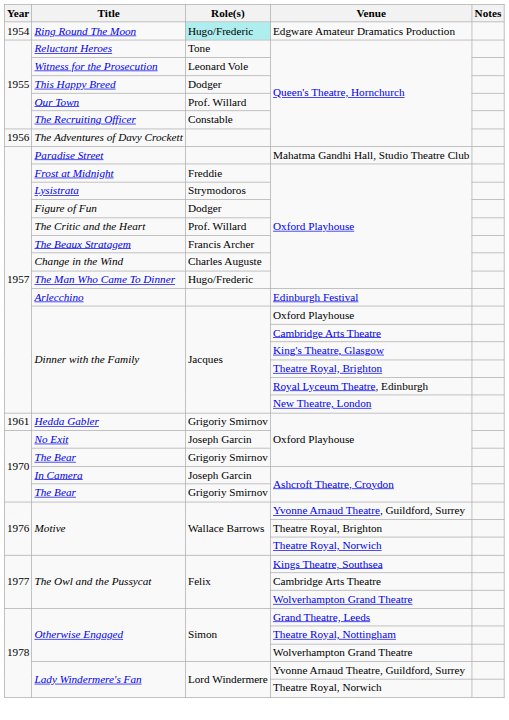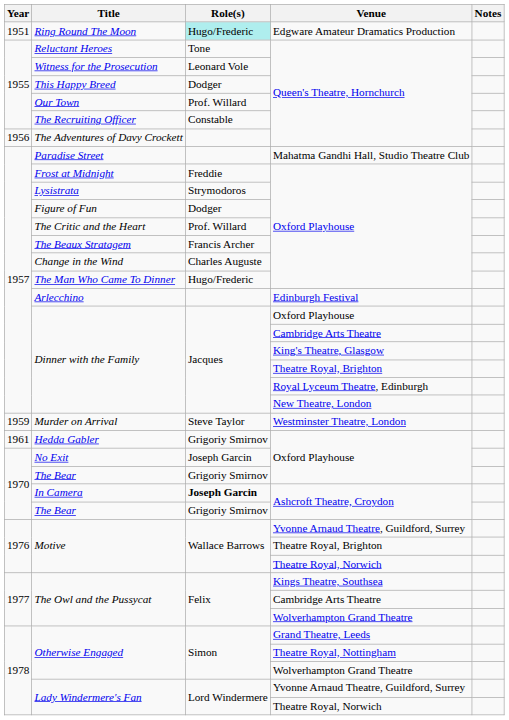(18, 31) 1954 -> (18, 31) 1951
+ row: (76, 421)
(220, 475) normal -> (223, 492) bold
